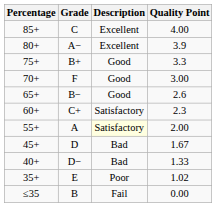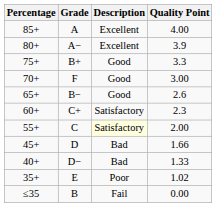(75, 29) C -> (75, 29) A
(75, 128) A -> (75, 128) C
(180, 144) 1.67 -> (180, 144) 1.66
